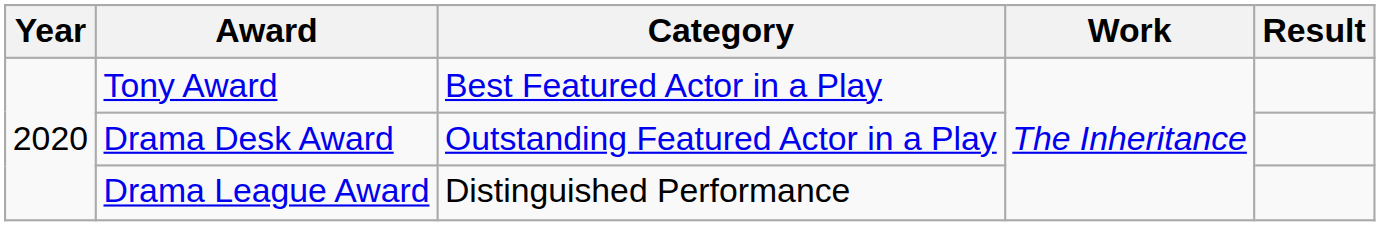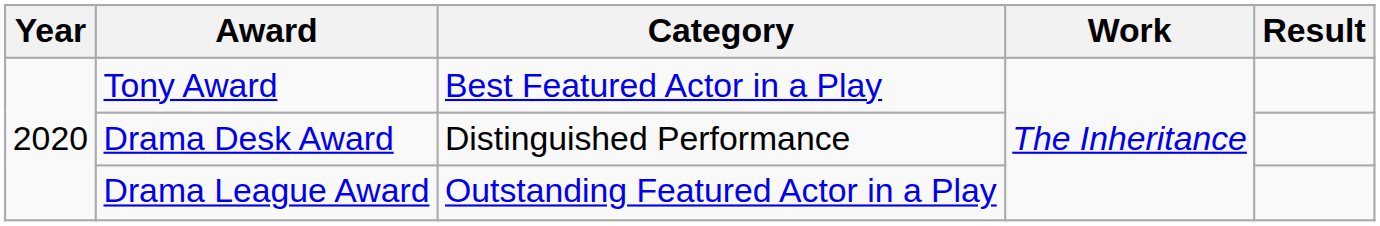(721, 138) Outstanding Featured Actor in a Play -> (648, 138) Distinguished Performance
(648, 191) Distinguished Performance -> (721, 191) Outstanding Featured Actor in a Play
